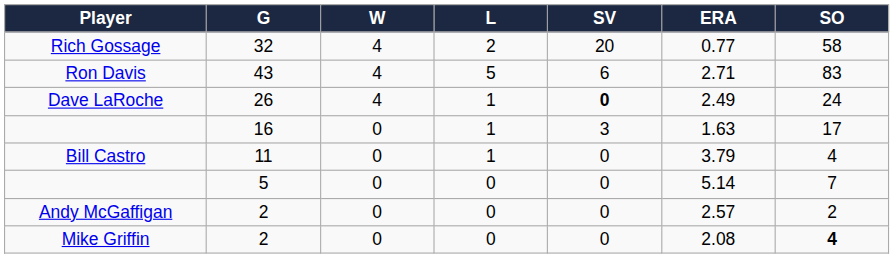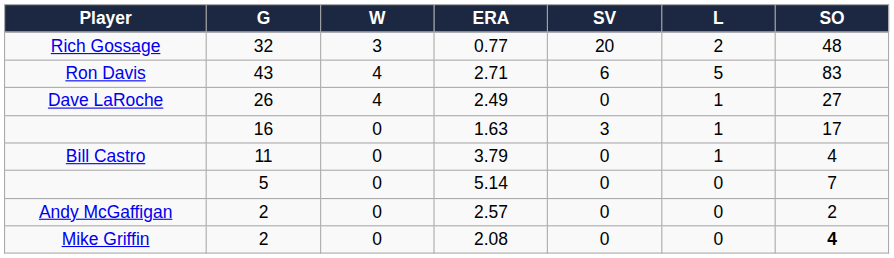columns swapped: (491, 18) <-> (718, 18)
(377, 45) 4 -> (377, 45) 3
(832, 45) 58 -> (832, 45) 48
(605, 101) bold -> (605, 101) normal
(832, 101) 24 -> (832, 101) 27
